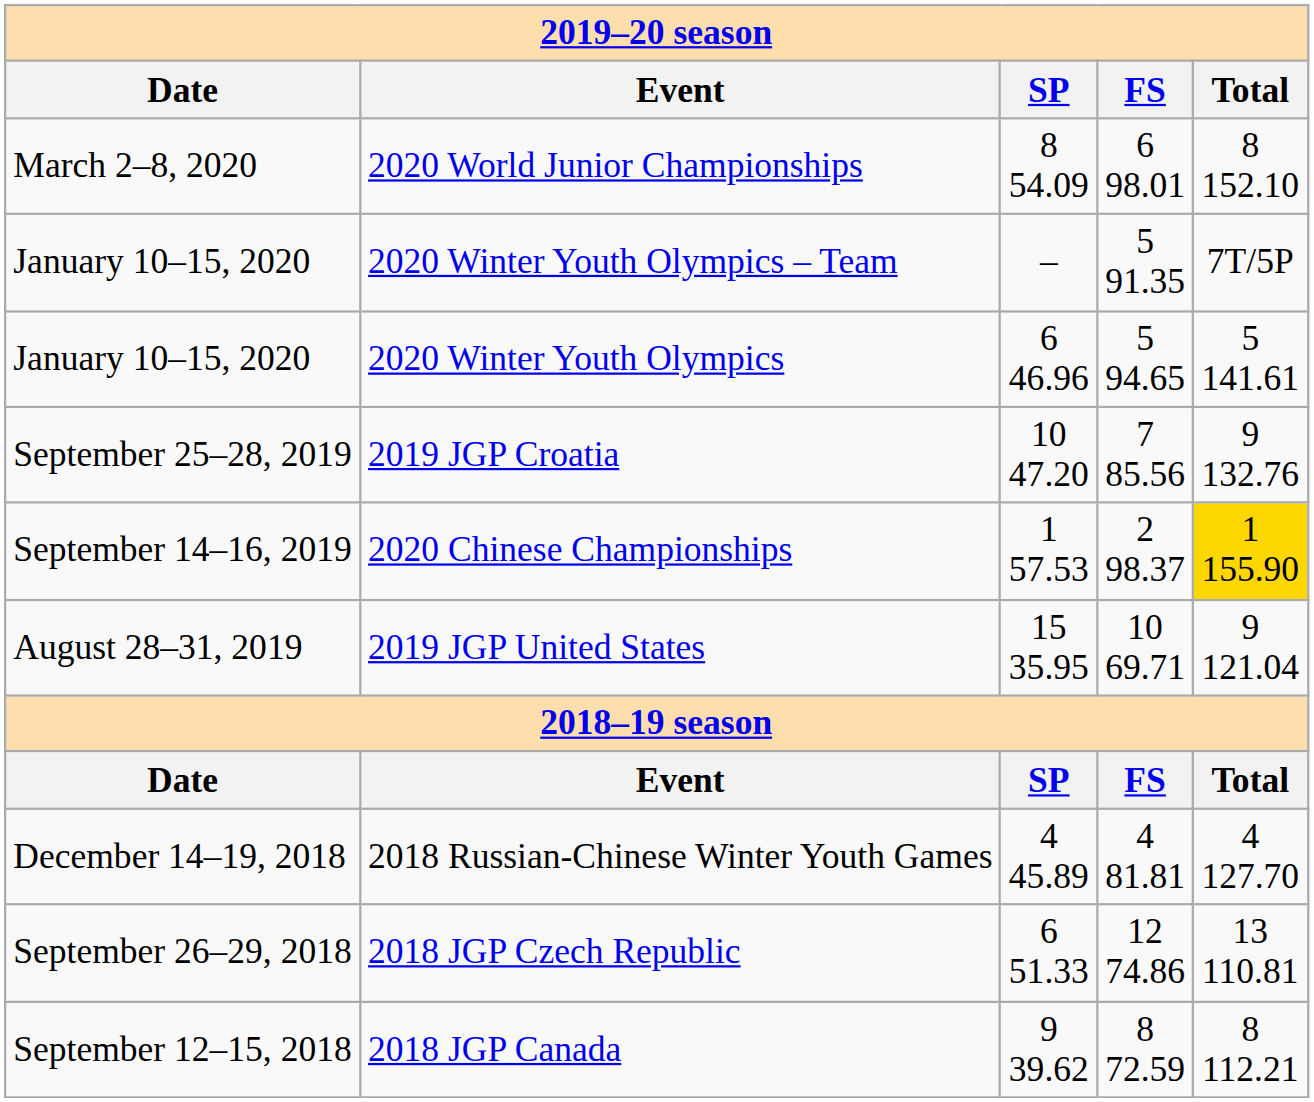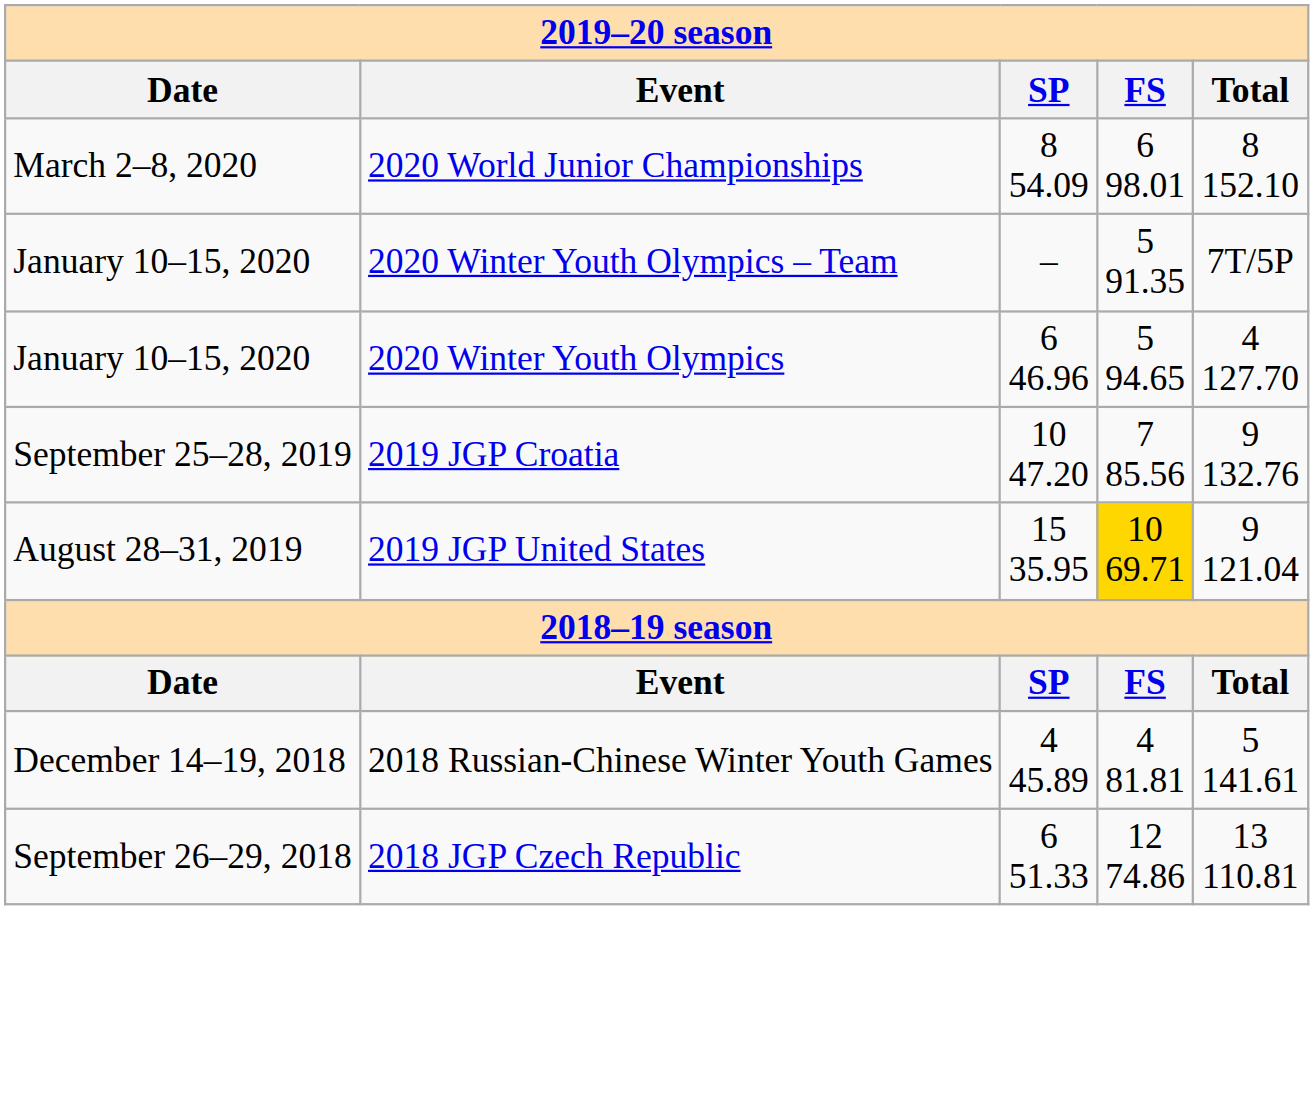(1250, 357) 5 141.61 -> (1250, 357) 4 127.70
- row: (580, 550)
(1145, 646) no background -> (1145, 550) gold background
(1250, 855) 4 127.70 -> (1250, 759) 5 141.61
- row: (495, 1048)
